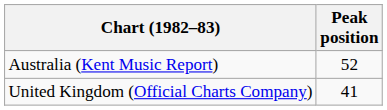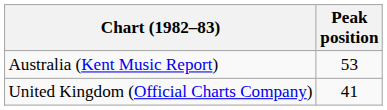(349, 64) 52 -> (349, 64) 53
